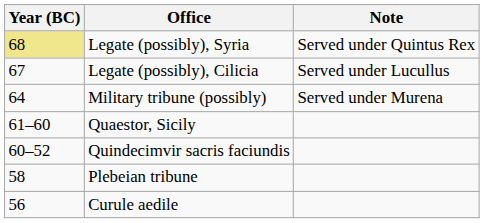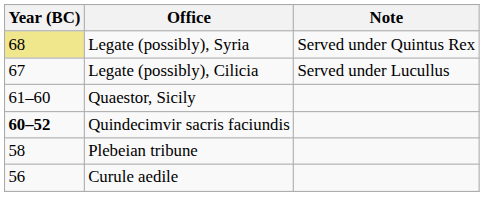- row: (177, 97)
(29, 151) normal -> (29, 124) bold
